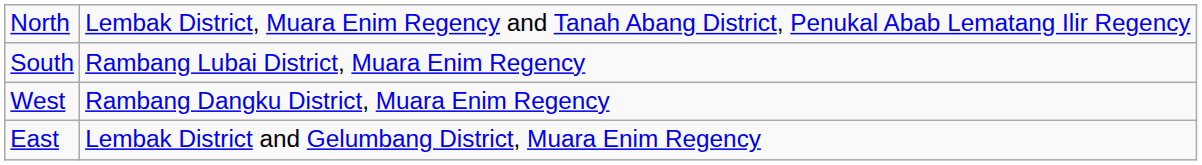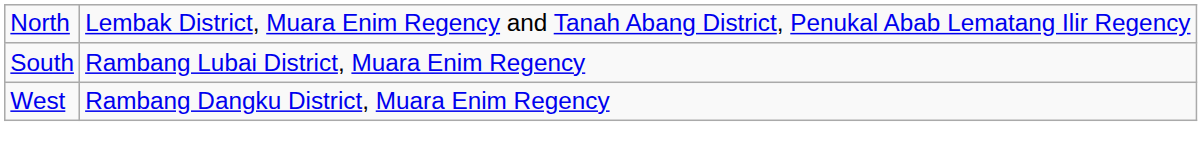- row: (35, 139)
